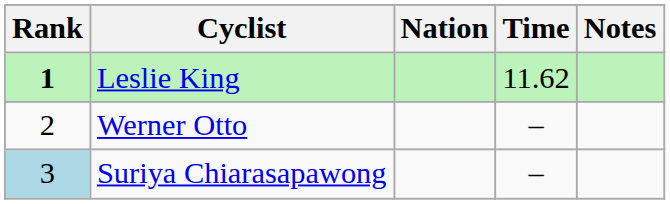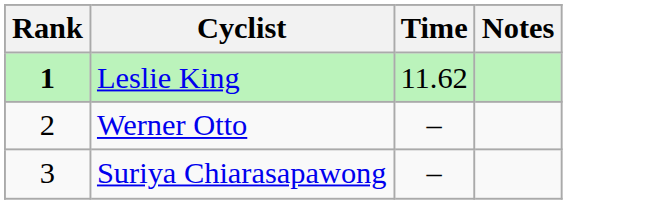- column: (444, 28)
(47, 173) lightblue background -> (47, 173) no background
